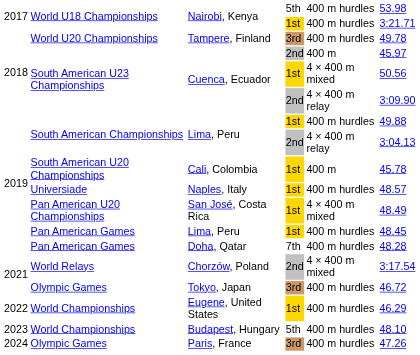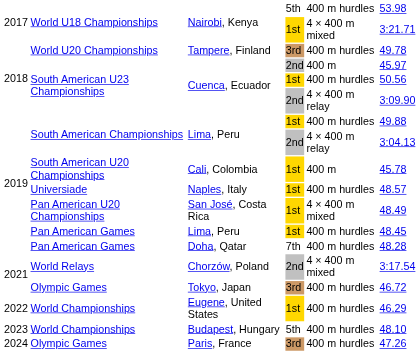(340, 23) 400 m hurdles -> (330, 29) 4 × 400 m mixed
(330, 74) 4 × 400 m mixed -> (340, 80) 400 m hurdles
